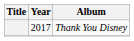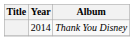(41, 28) 2017 -> (41, 28) 2014
